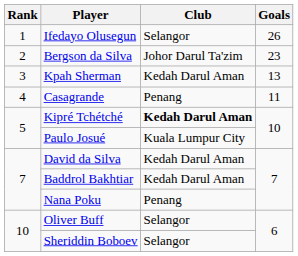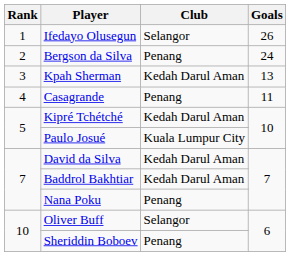(193, 55) Johor Darul Ta'zim -> (163, 55) Penang
(274, 55) 23 -> (267, 55) 24
(198, 117) bold -> (194, 117) normal
(167, 240) Selangor -> (163, 240) Penang
